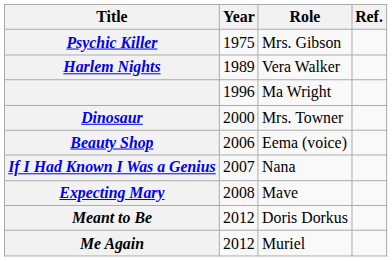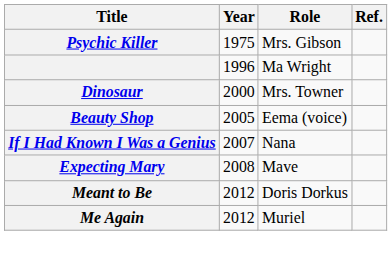- row: (112, 67)
(239, 142) 2006 -> (239, 117) 2005
